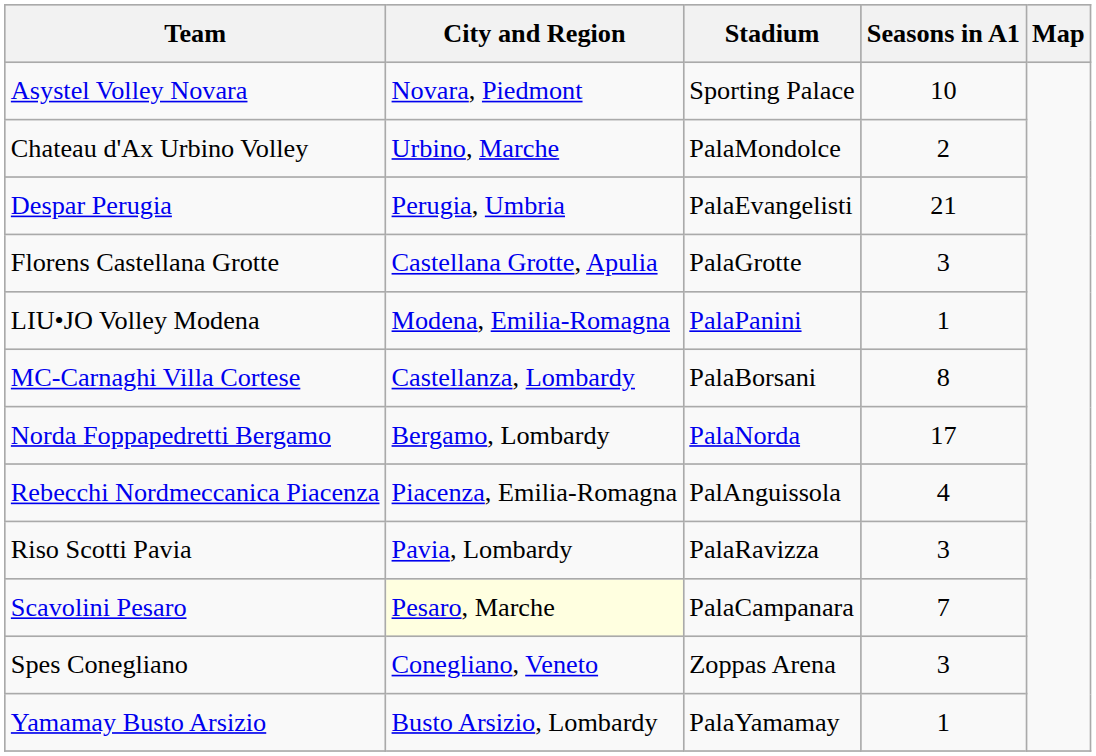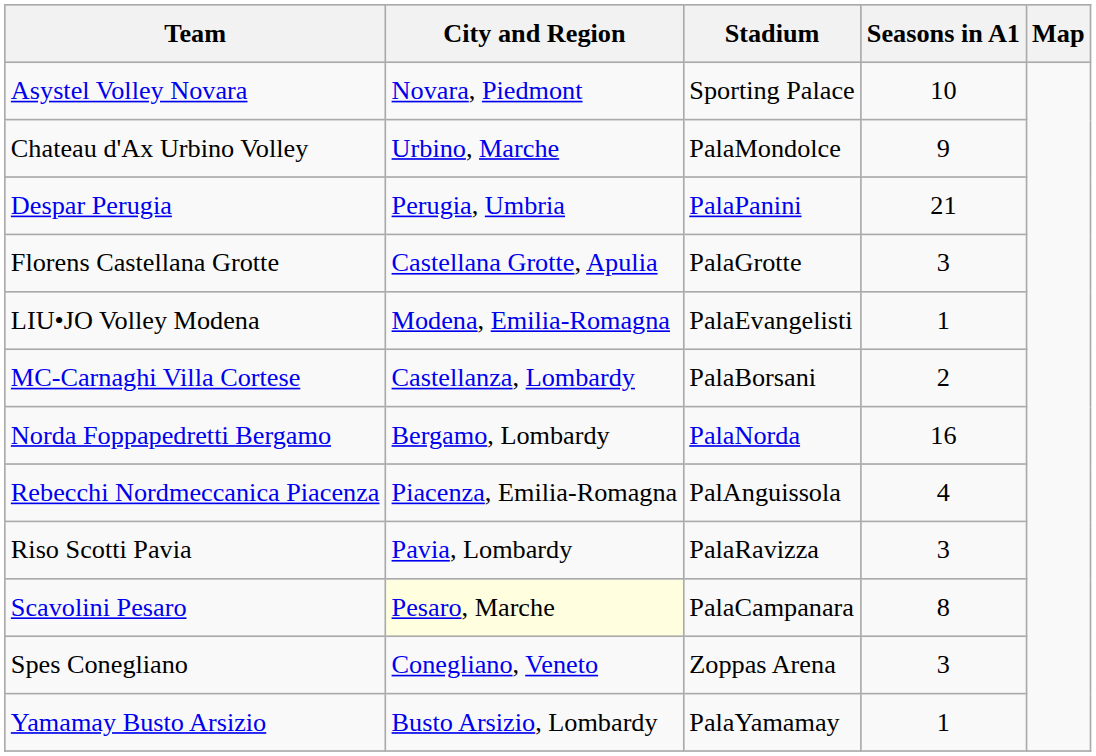(943, 148) 2 -> (943, 148) 9
(771, 205) PalaEvangelisti -> (745, 205) PalaPanini
(745, 320) PalaPanini -> (771, 320) PalaEvangelisti
(943, 377) 8 -> (943, 377) 2
(943, 434) 17 -> (943, 434) 16
(943, 607) 7 -> (943, 607) 8
